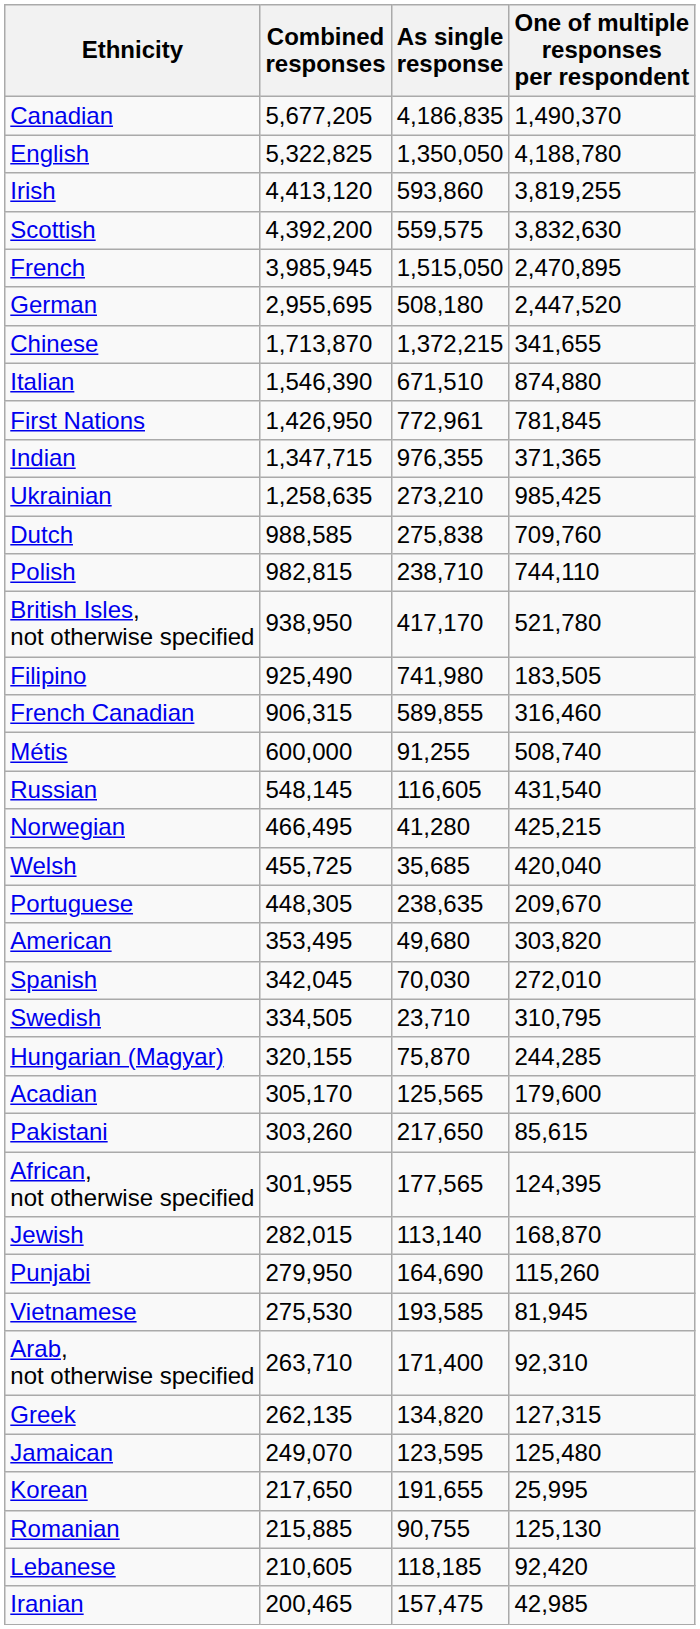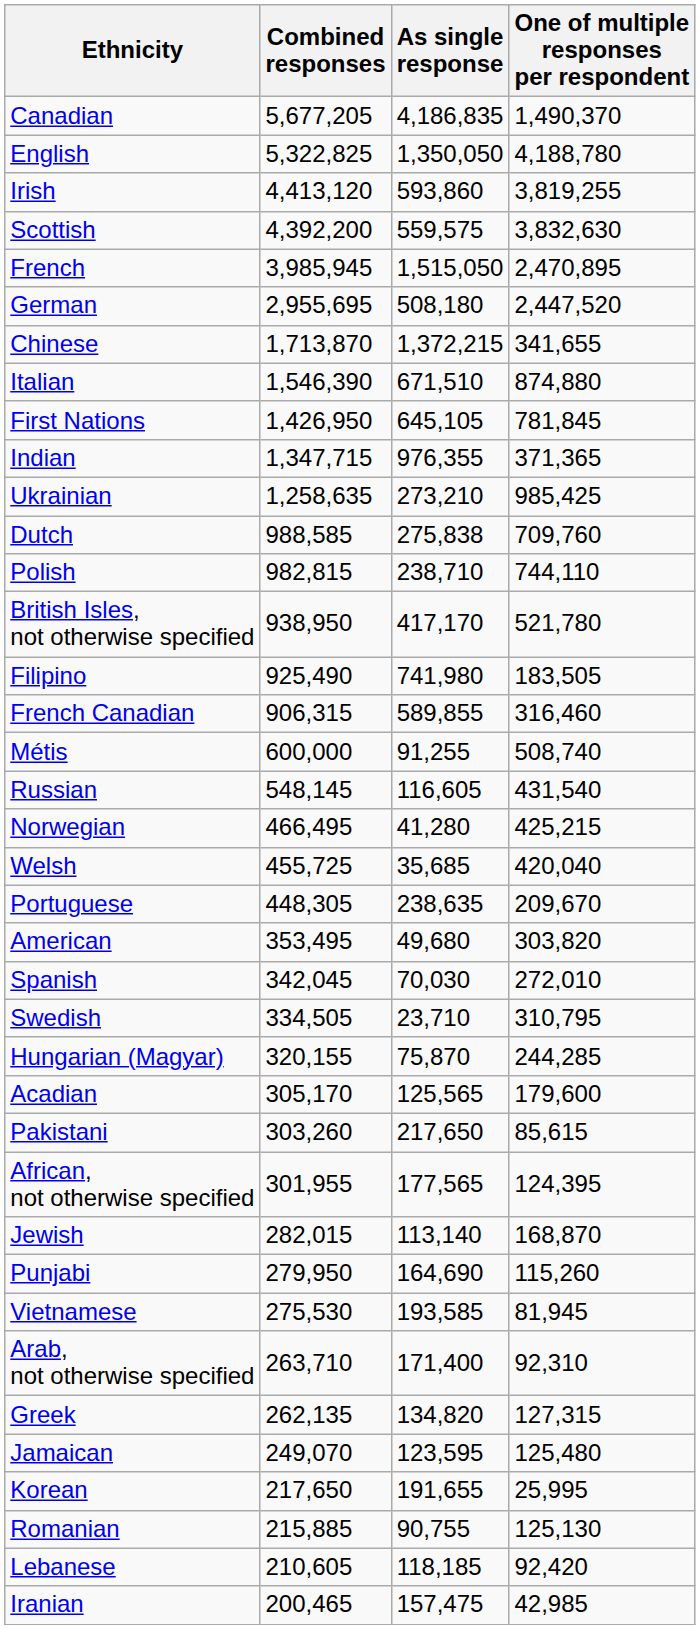(440, 420) 772,961 -> (440, 420) 645,105
